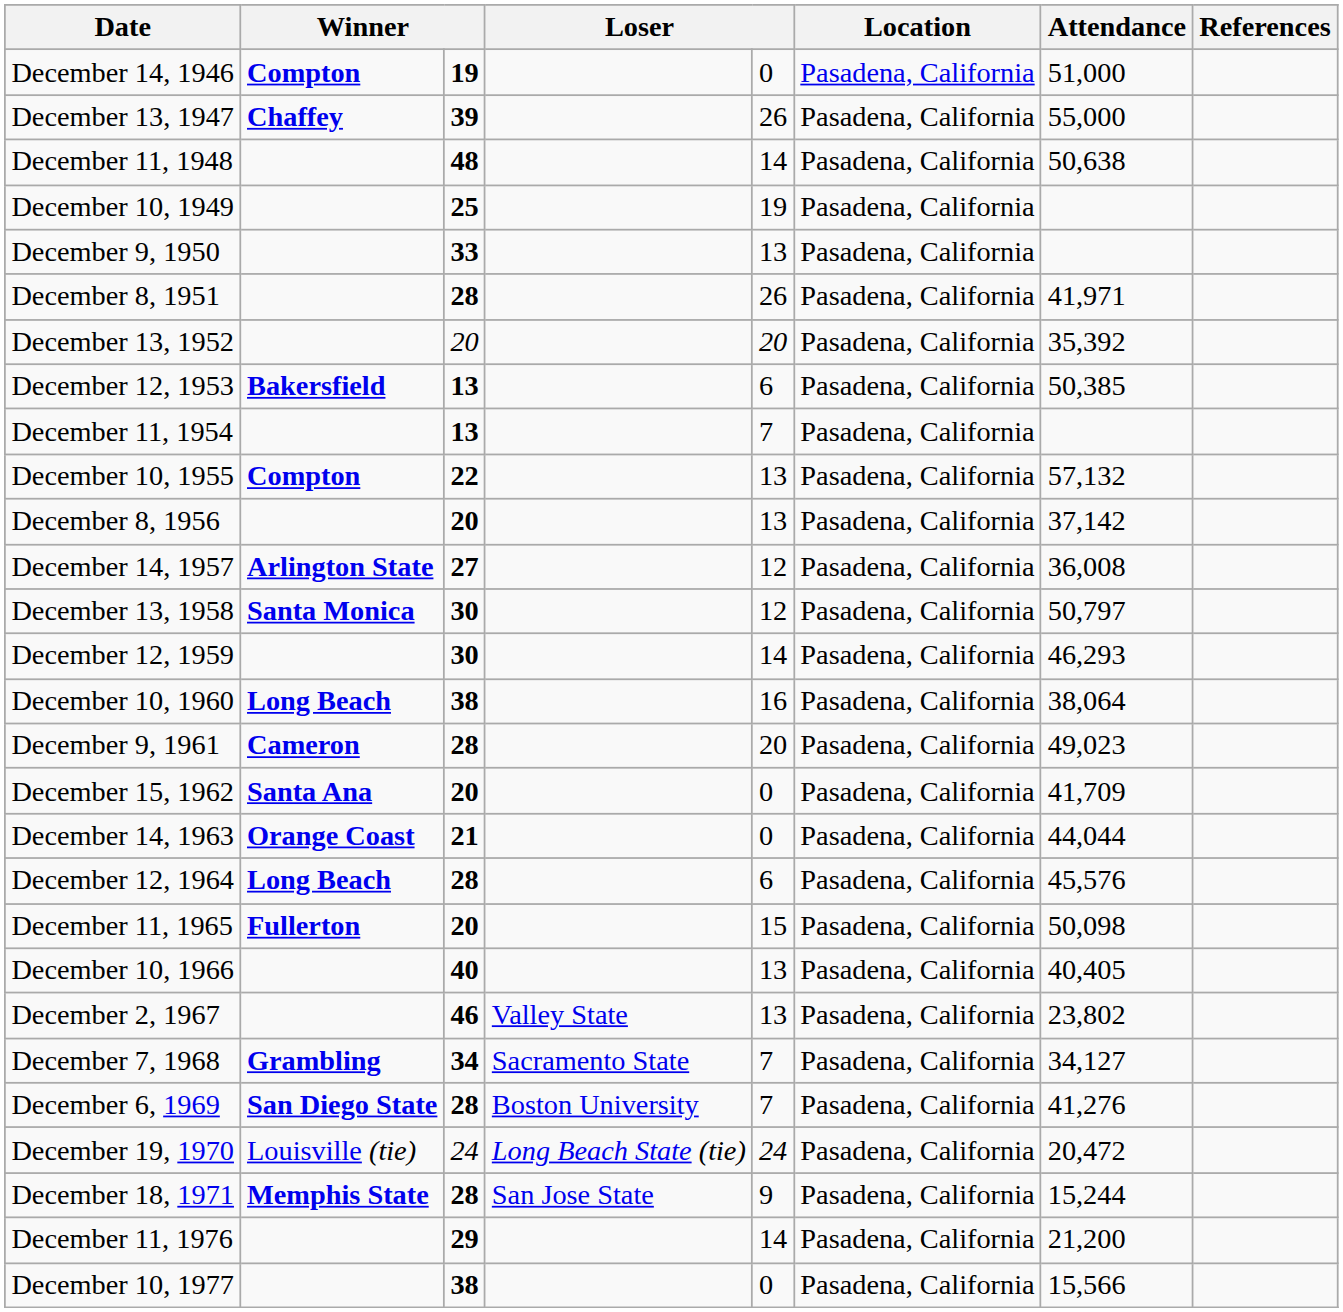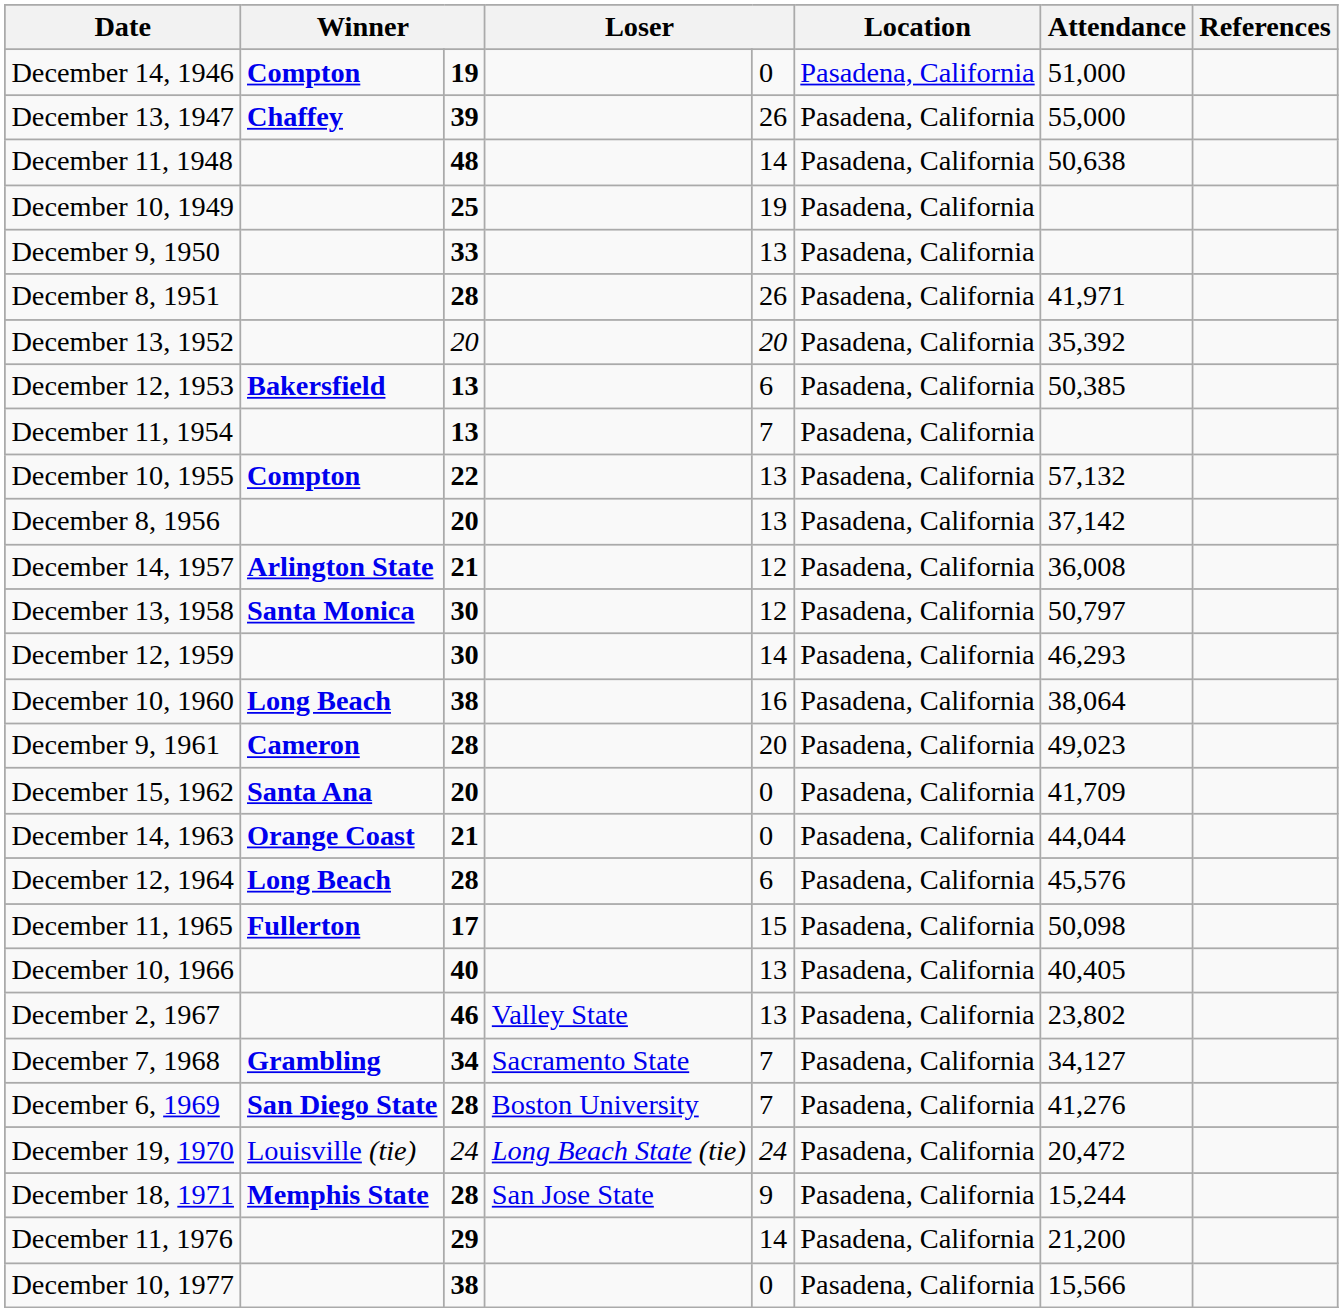(465, 565) 27 -> (465, 565) 21
(465, 925) 20 -> (465, 925) 17
